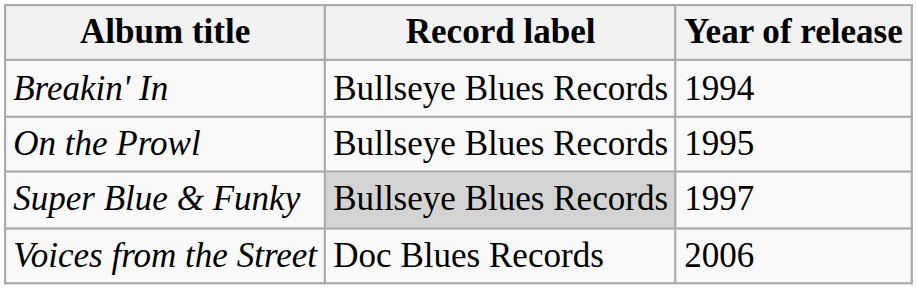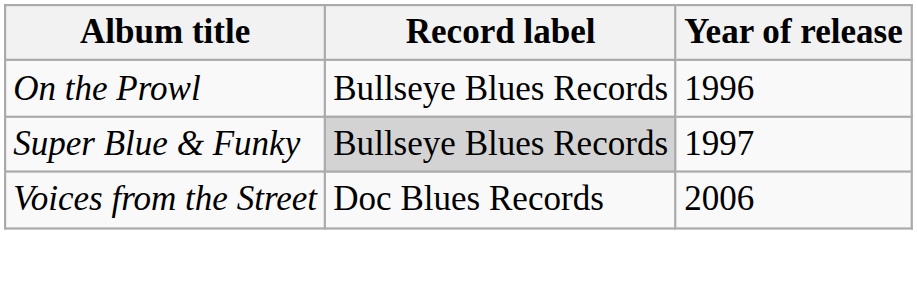- row: (91, 87)
(719, 143) 1995 -> (719, 87) 1996
